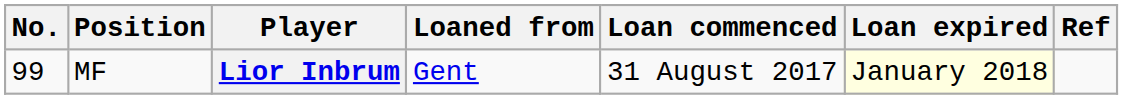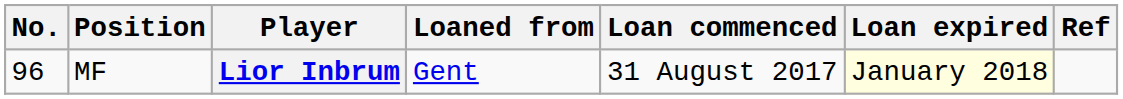(28, 72) 99 -> (28, 72) 96
